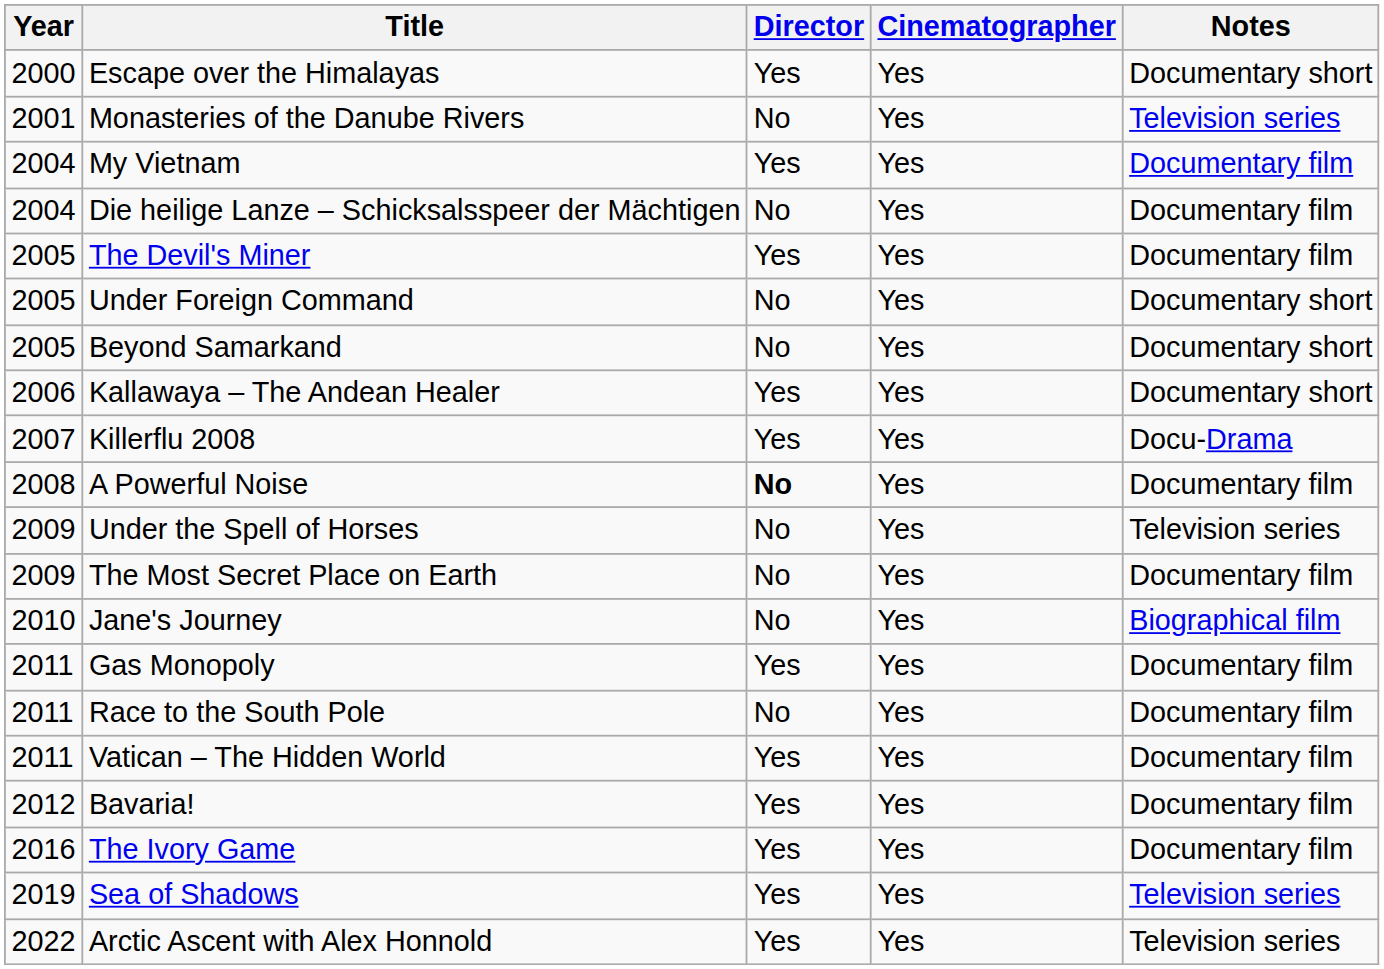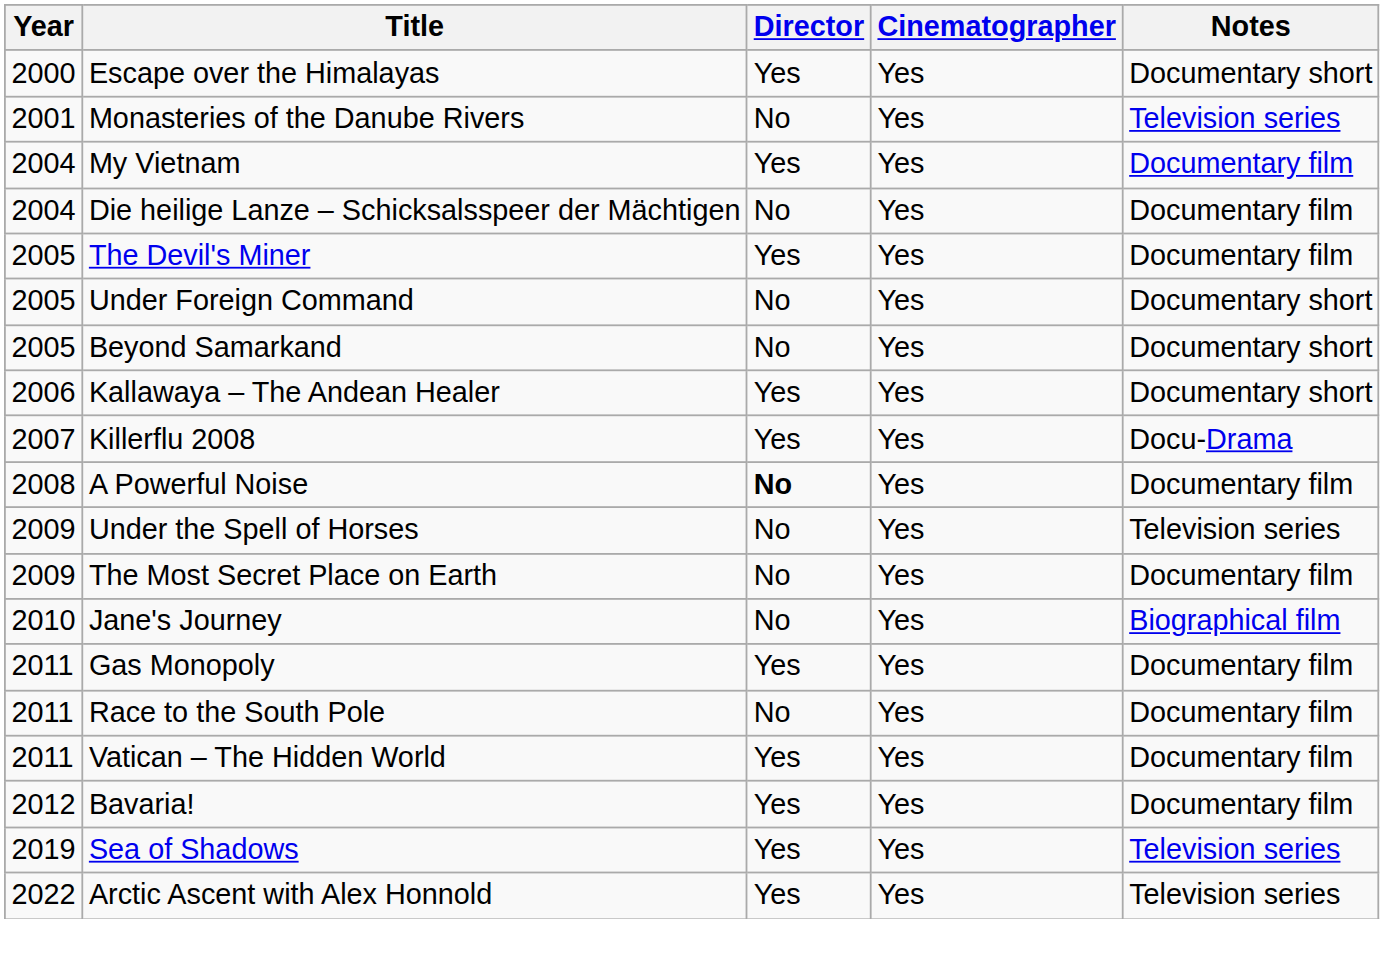- row: (192, 849)
